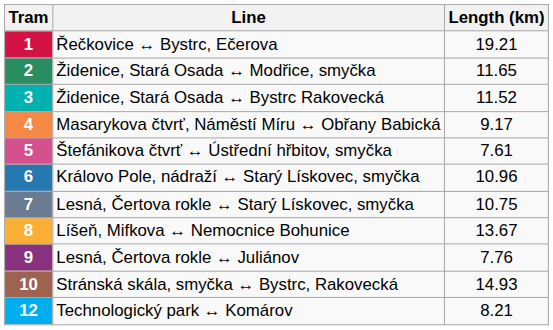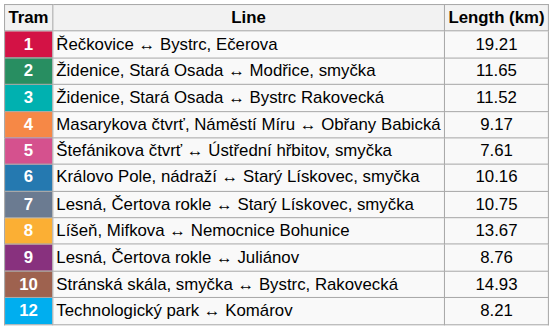(497, 177) 10.96 -> (497, 177) 10.16
(497, 257) 7.76 -> (497, 257) 8.76
